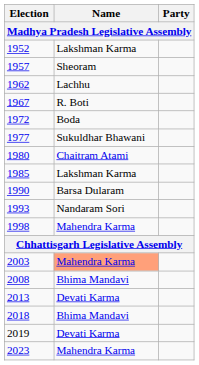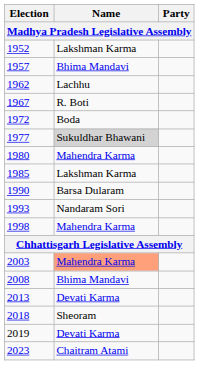(76, 66) Sheoram -> (93, 66) Bhima Mandavi
(101, 137) no background -> (101, 137) lightgrey background
(92, 155) Chaitram Atami -> (96, 155) Mahendra Karma
(93, 315) Bhima Mandavi -> (76, 315) Sheoram
(96, 350) Mahendra Karma -> (92, 350) Chaitram Atami
